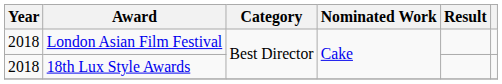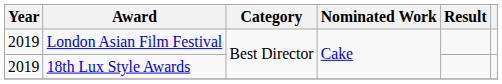(24, 41) 2018 -> (24, 41) 2019
(24, 66) 2018 -> (24, 66) 2019
